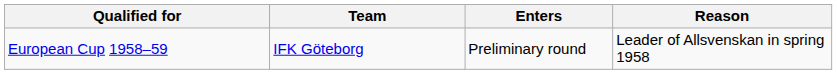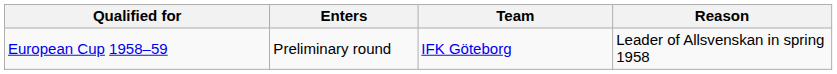columns swapped: (539, 16) <-> (367, 16)
